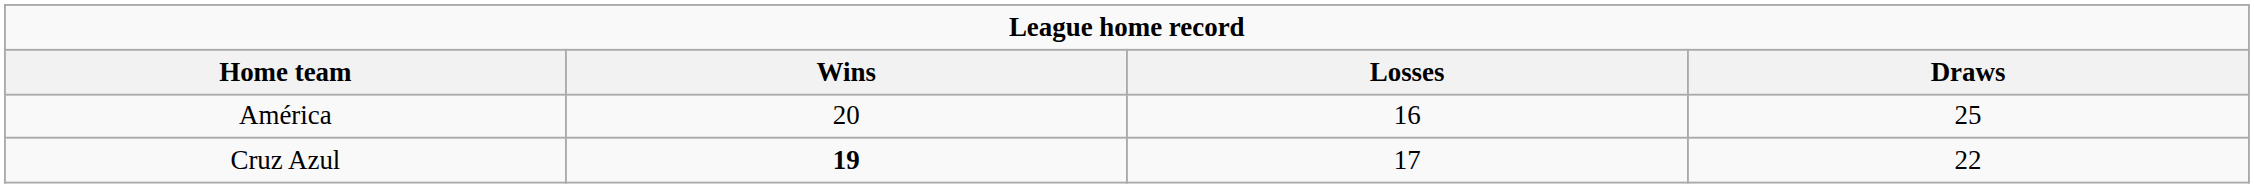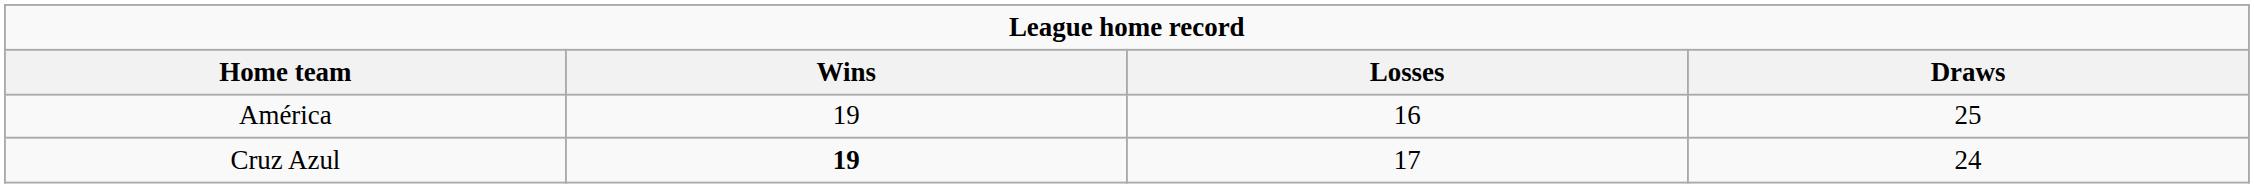(846, 115) 20 -> (846, 115) 19
(1968, 160) 22 -> (1968, 160) 24
